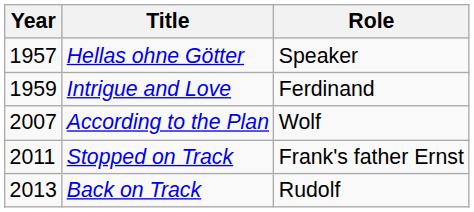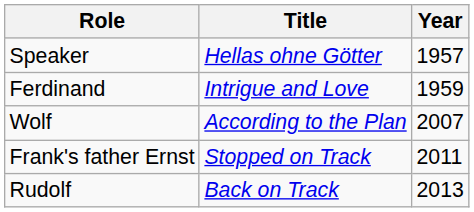columns swapped: (33, 21) <-> (371, 21)
